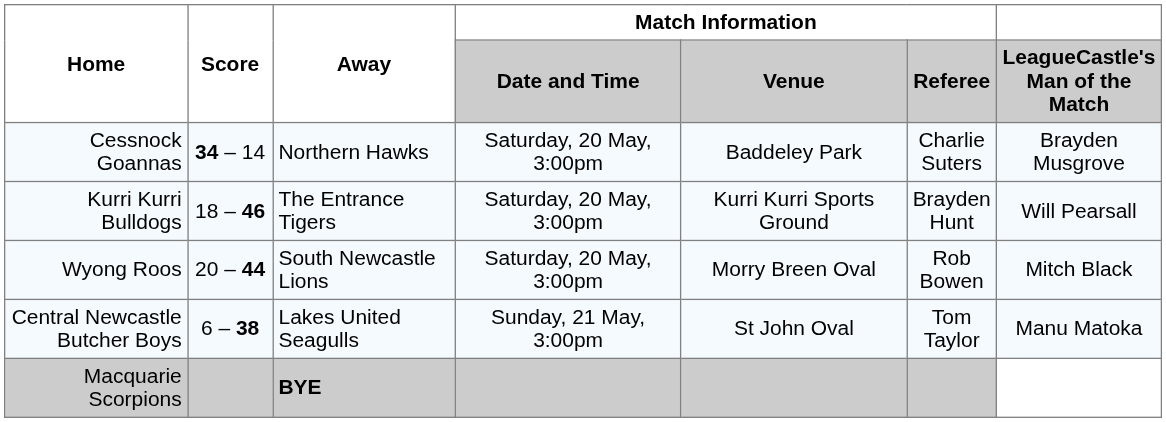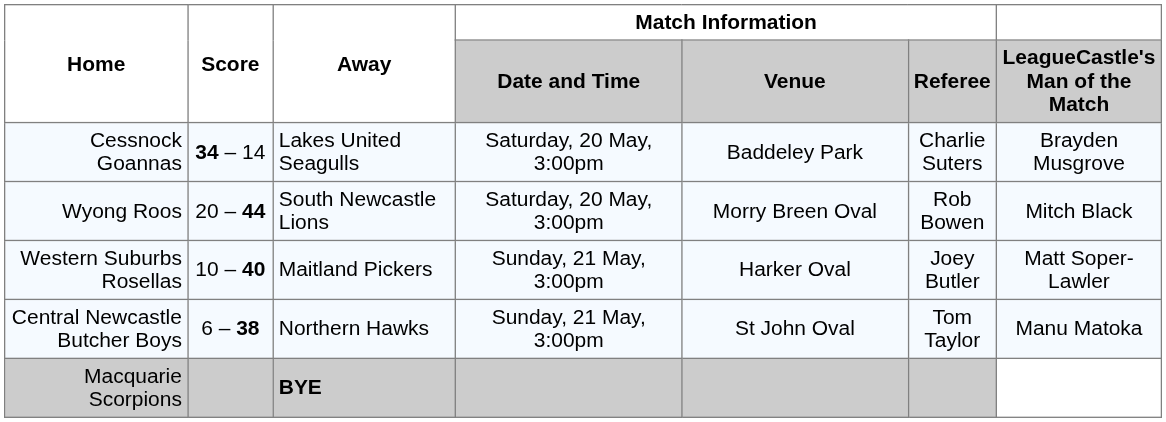(354, 151) Northern Hawks -> (340, 151) Lakes United Seagulls
- row: (135, 210)
+ row: (101, 269)
(340, 328) Lakes United Seagulls -> (354, 328) Northern Hawks
